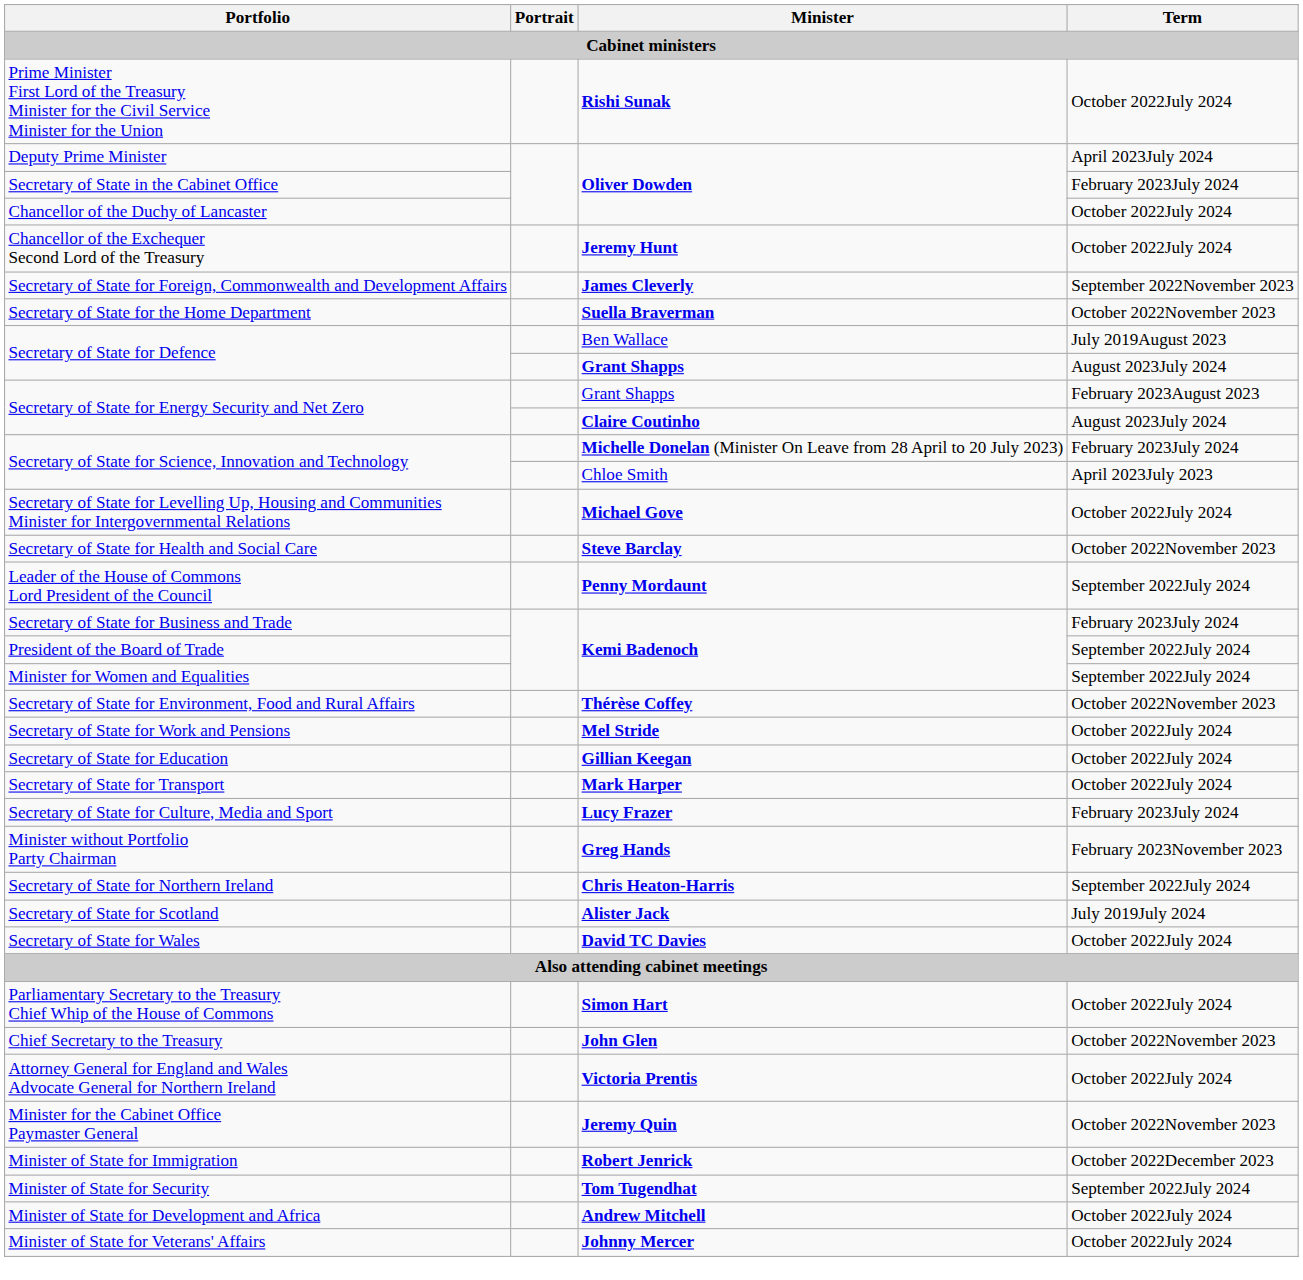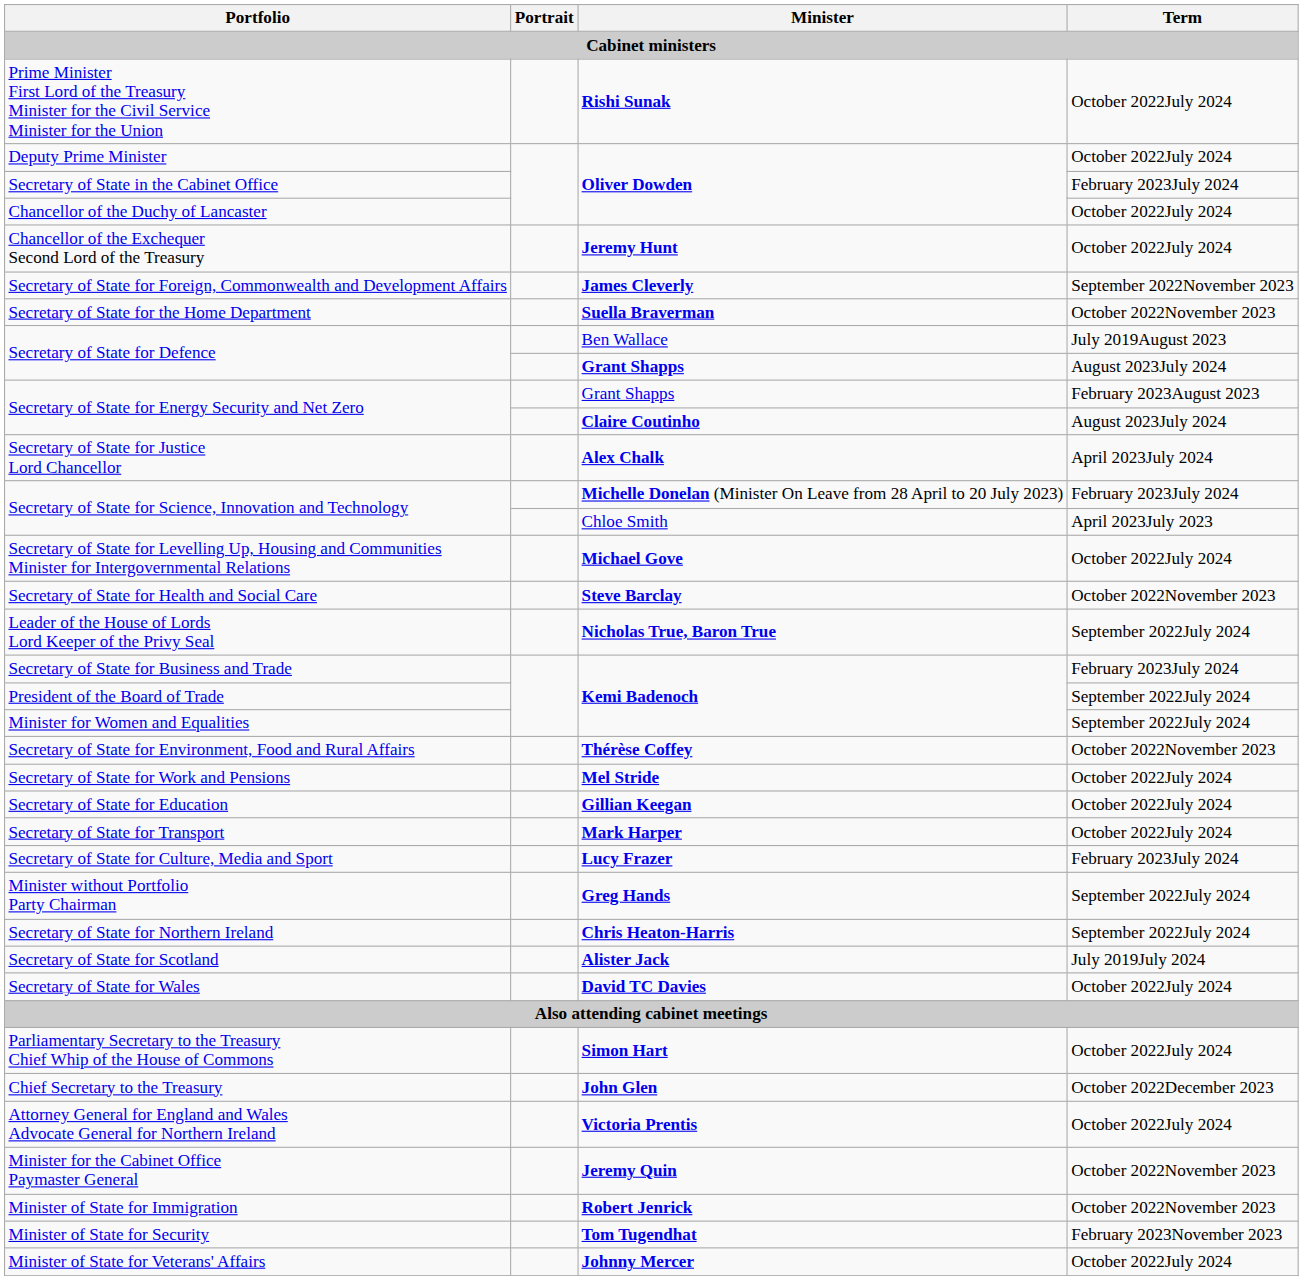(1142, 157) April 2023July 2024 -> (1152, 157) October 2022July 2024
+ row: (107, 457)
- row: (125, 585)
+ row: (111, 631)
(1177, 849) February 2023November 2023 -> (1161, 895) September 2022July 2024
(1173, 1040) October 2022November 2023 -> (1172, 1087) October 2022December 2023
(1172, 1160) October 2022December 2023 -> (1173, 1207) October 2022November 2023
(1161, 1188) September 2022July 2024 -> (1177, 1234) February 2023November 2023
- row: (164, 1215)
